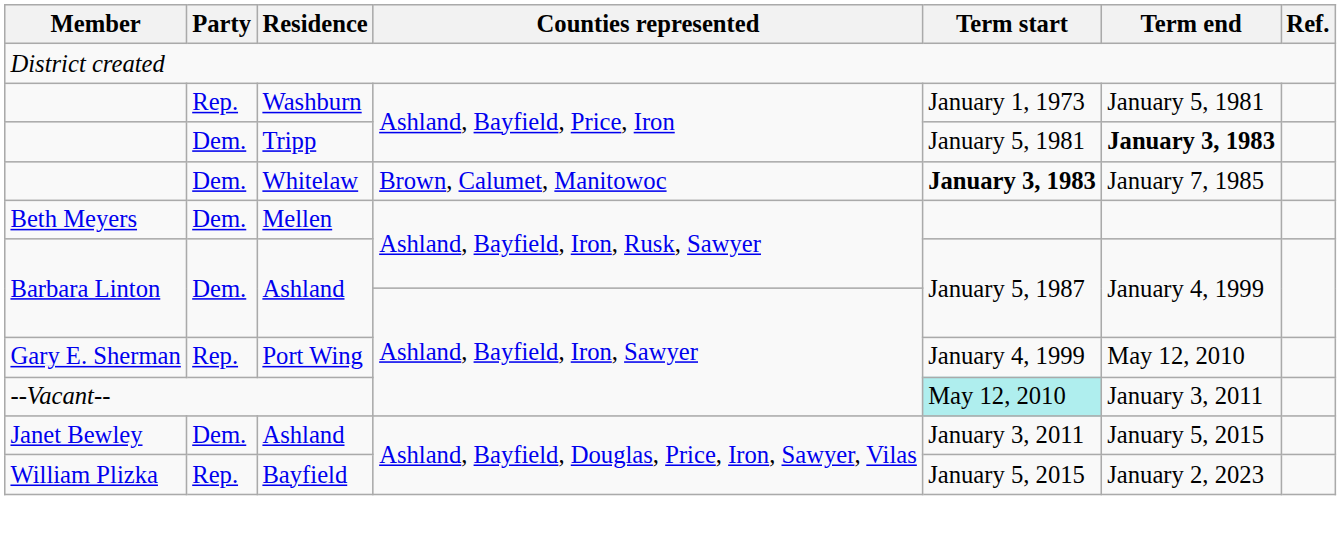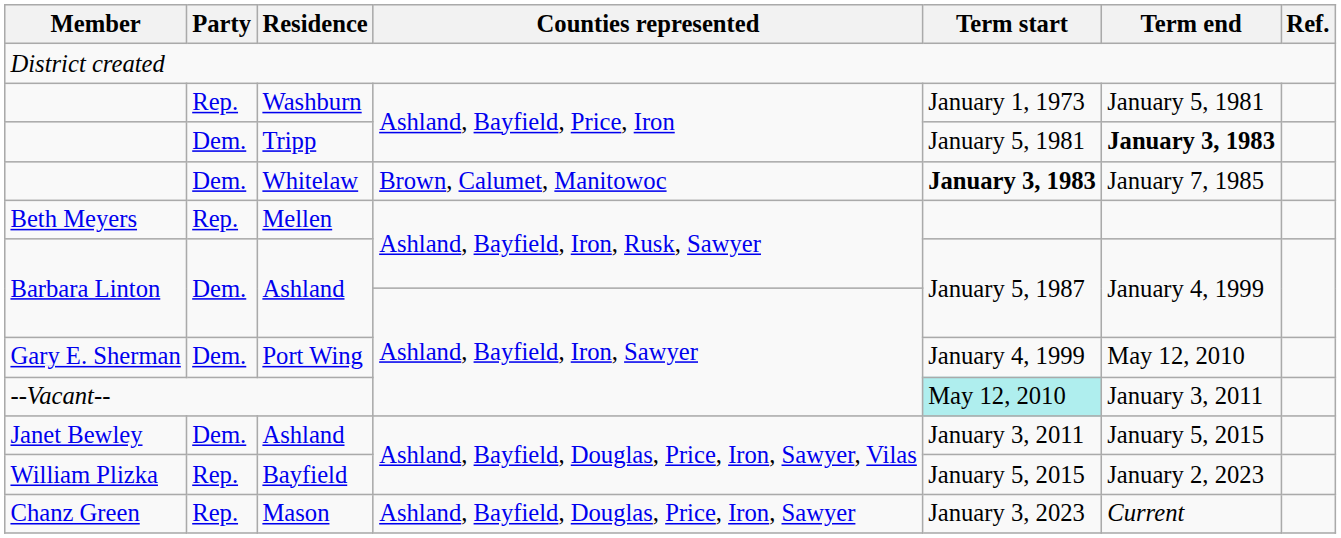(219, 219) Dem. -> (215, 219) Rep.
(215, 357) Rep. -> (219, 357) Dem.
+ row: (296, 513)
